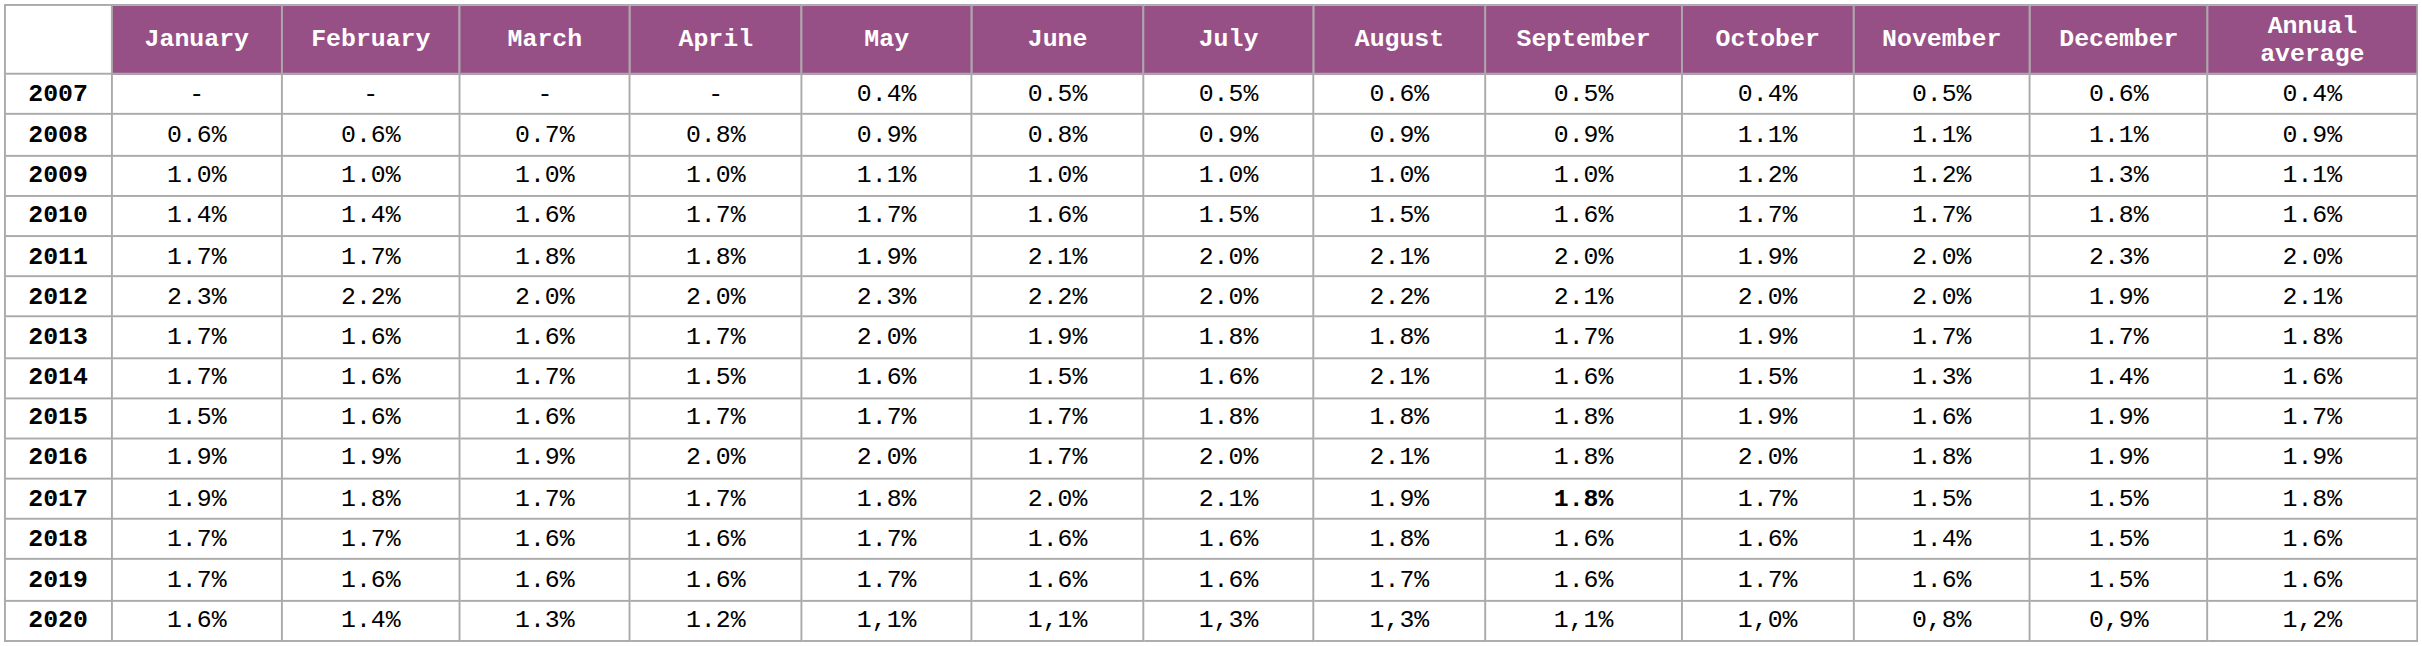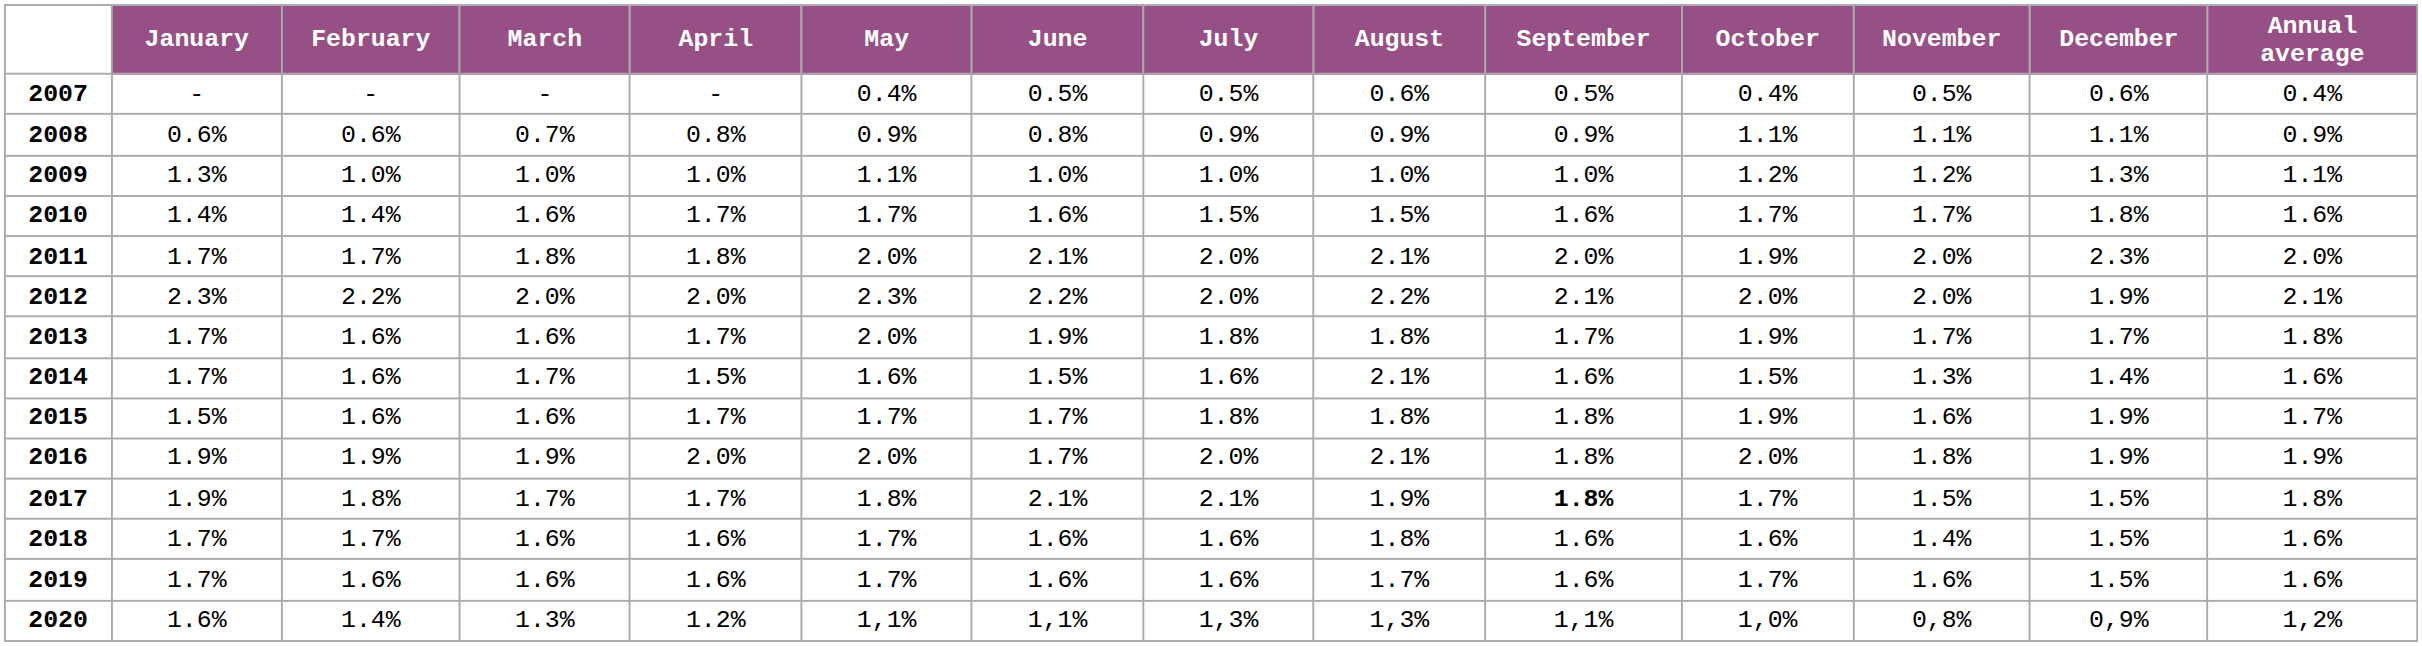(197, 175) 1.0% -> (197, 175) 1.3%
(887, 256) 1.9% -> (887, 256) 2.0%
(1058, 499) 2.0% -> (1058, 499) 2.1%
